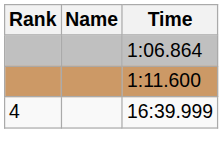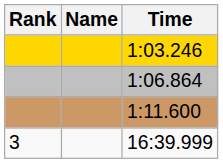+ row: (165, 50)
(14, 111) 4 -> (14, 142) 3
